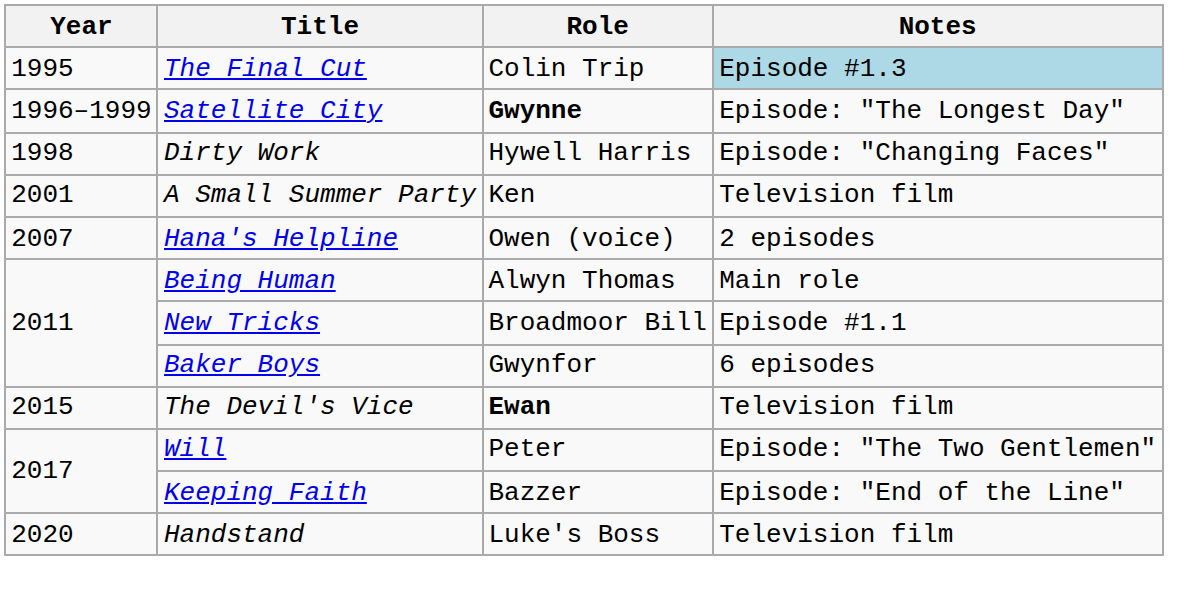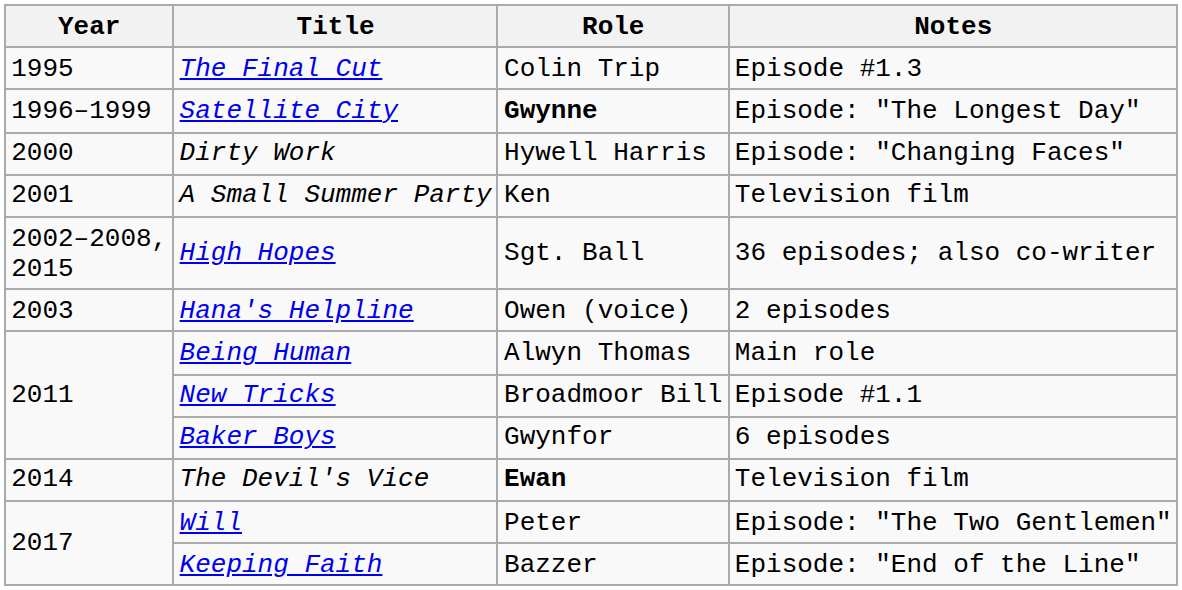(813, 69) lightblue background -> (828, 69) no background
(42, 153) 1998 -> (42, 153) 2000
+ row: (258, 253)
(42, 238) 2007 -> (42, 310) 2003
(42, 408) 2015 -> (42, 480) 2014
- row: (234, 535)
